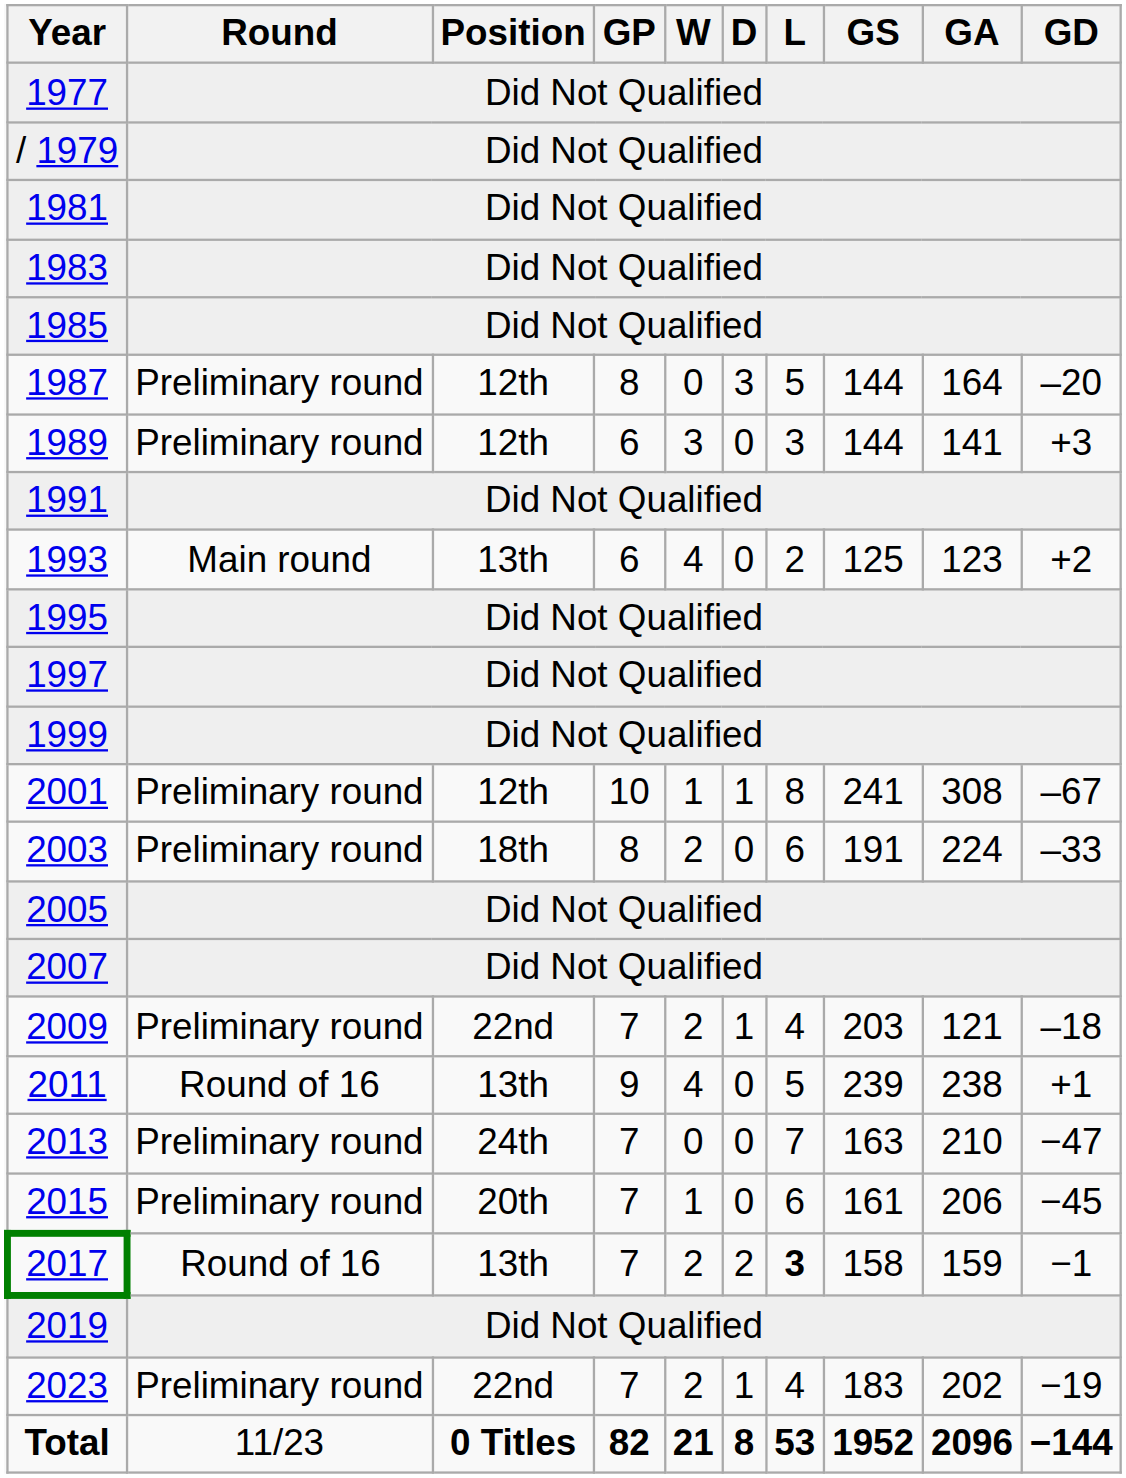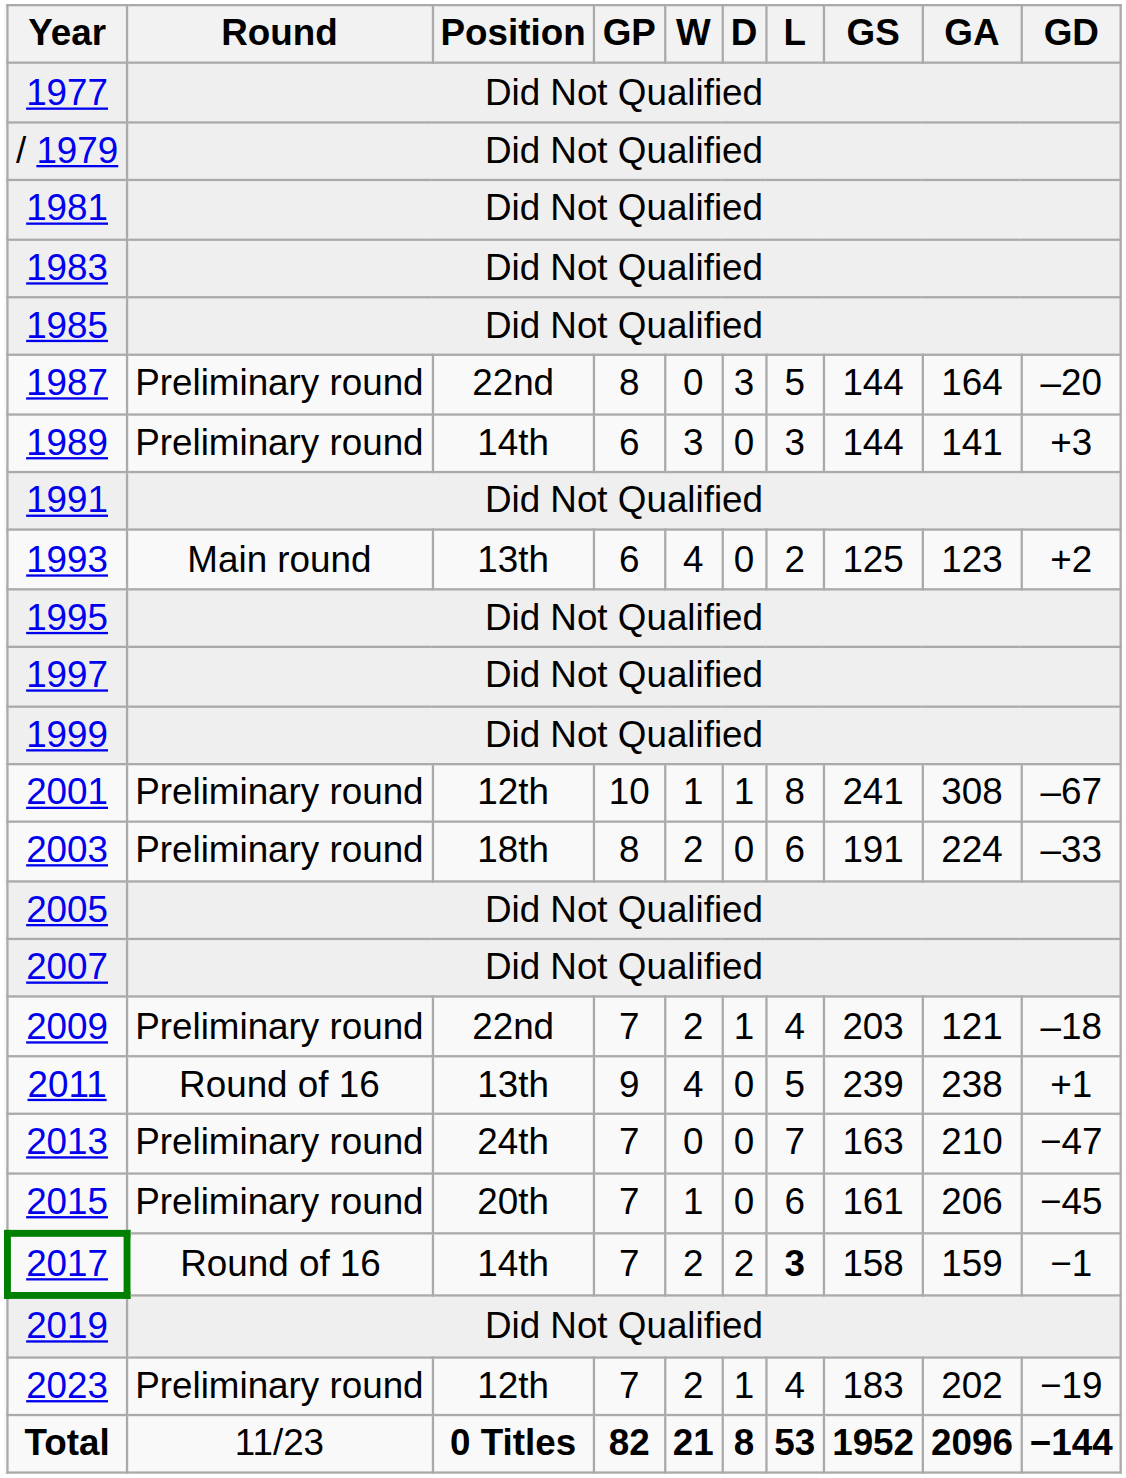(513, 383) 12th -> (513, 383) 22nd
(513, 442) 12th -> (513, 442) 14th
(513, 1263) 13th -> (513, 1263) 14th
(513, 1385) 22nd -> (513, 1385) 12th
